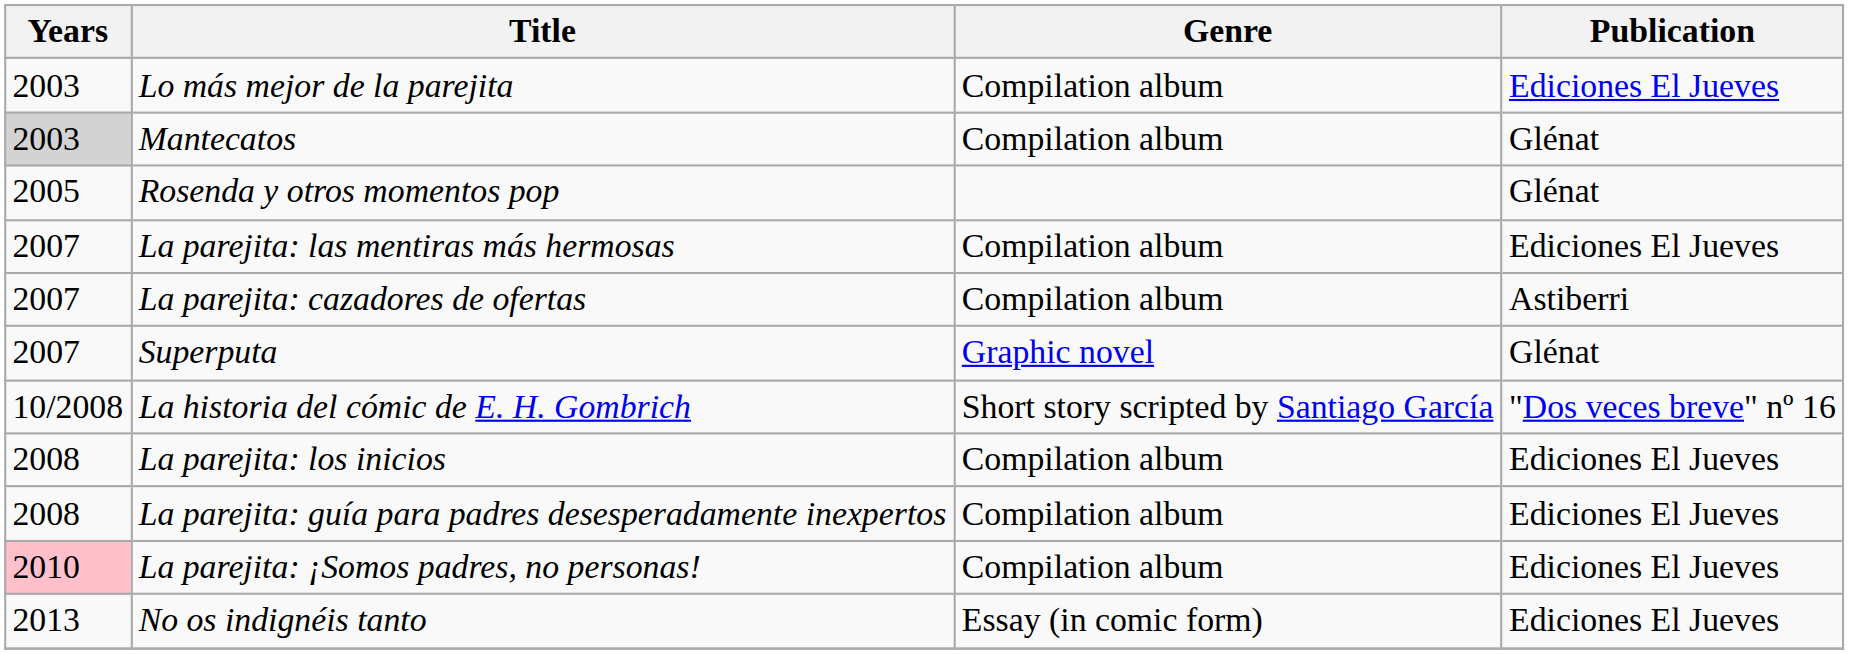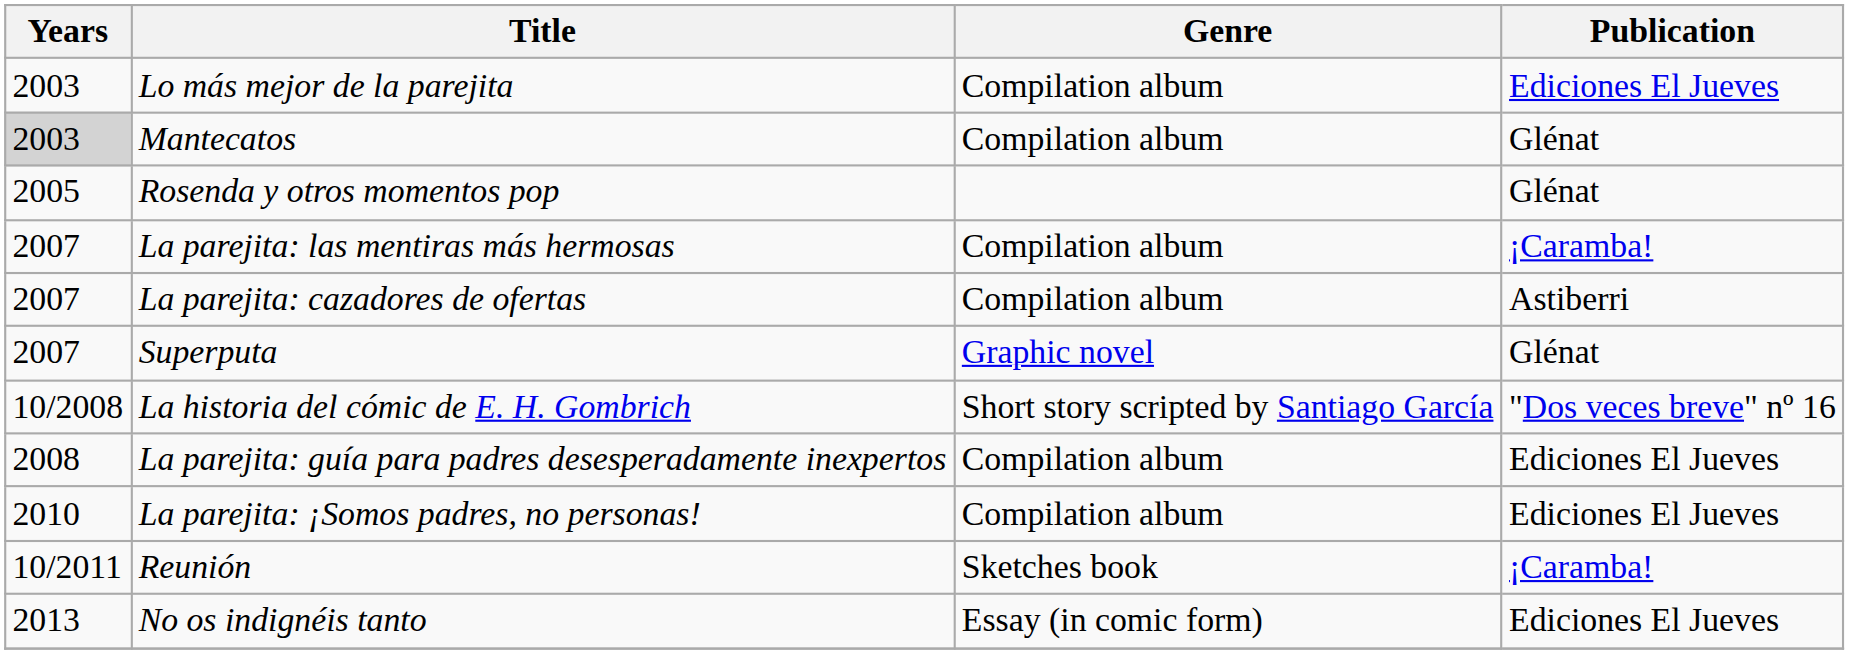(1644, 245) Ediciones El Jueves -> (1581, 245) ¡Caramba!
- row: (292, 459)
(46, 566) pink background -> (46, 513) no background
+ row: (195, 566)
